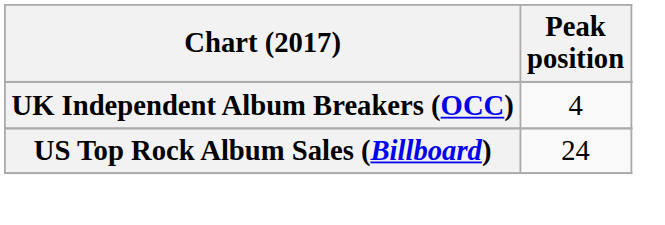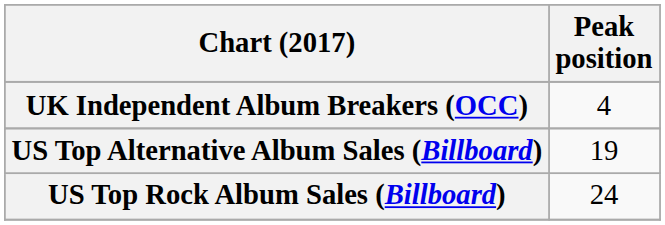+ row: (277, 150)
